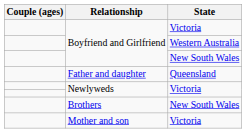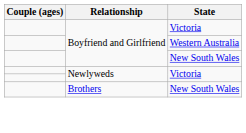- row: (107, 74)
- row: (98, 120)
